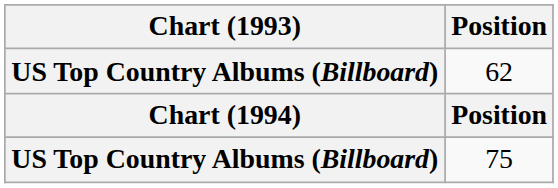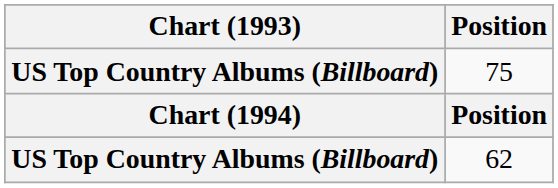rows swapped: (499, 159) <-> (499, 70)
